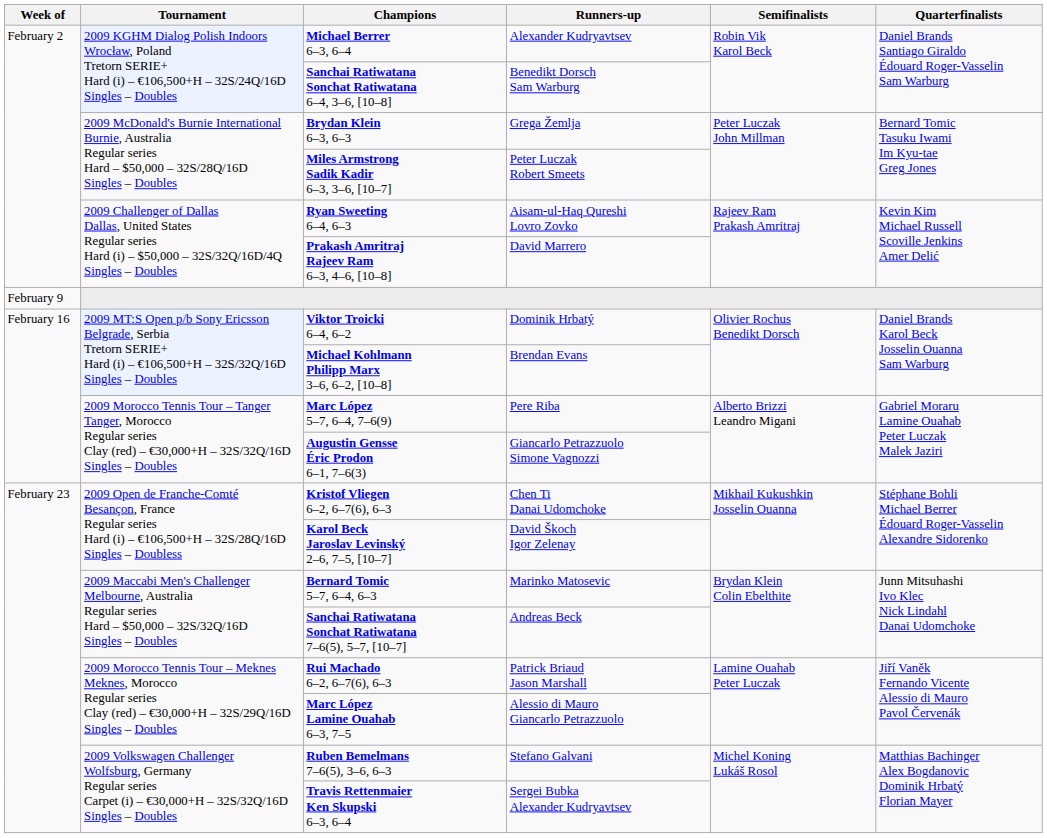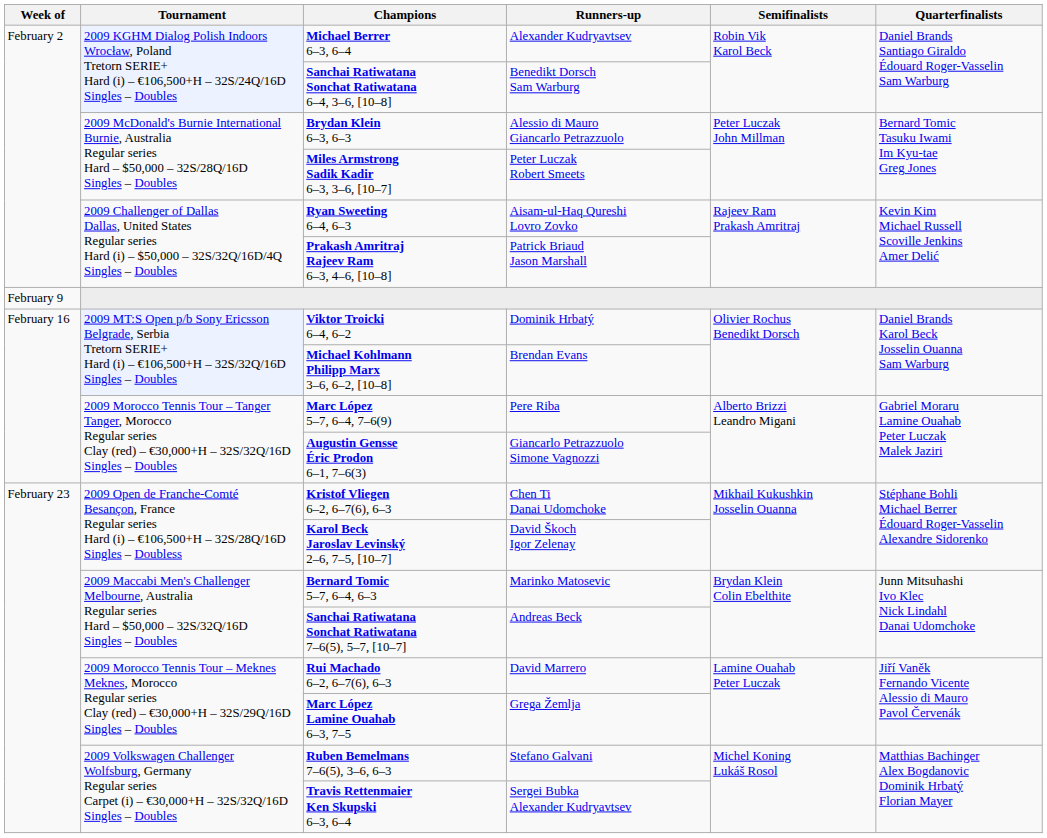(545, 123) Grega Žemlja -> (567, 130) Alessio di Mauro Giancarlo Petrazzuolo
(548, 246) David Marrero -> (548, 253) Patrick Briaud Jason Marshall
(548, 675) Patrick Briaud Jason Marshall -> (548, 667) David Marrero
(567, 711) Alessio di Mauro Giancarlo Petrazzuolo -> (545, 704) Grega Žemlja
